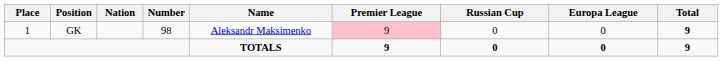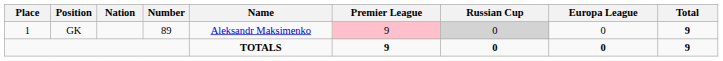(166, 30) 98 -> (166, 30) 89
(495, 30) no background -> (495, 30) lightgrey background
